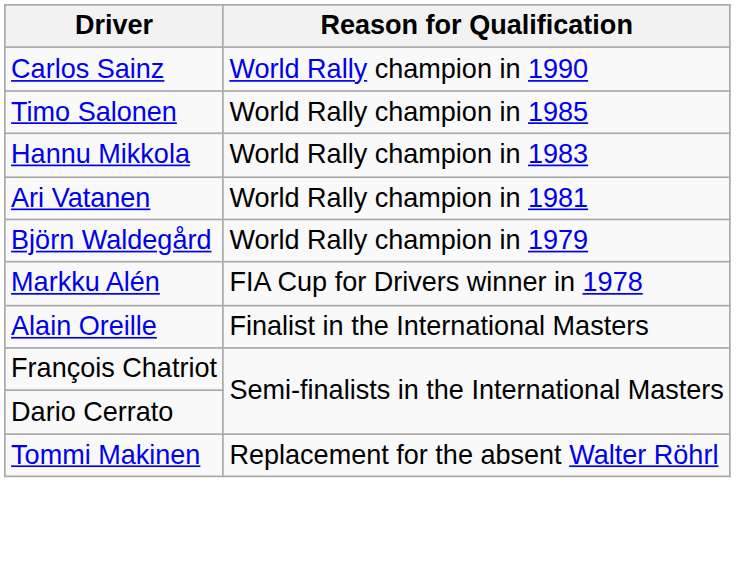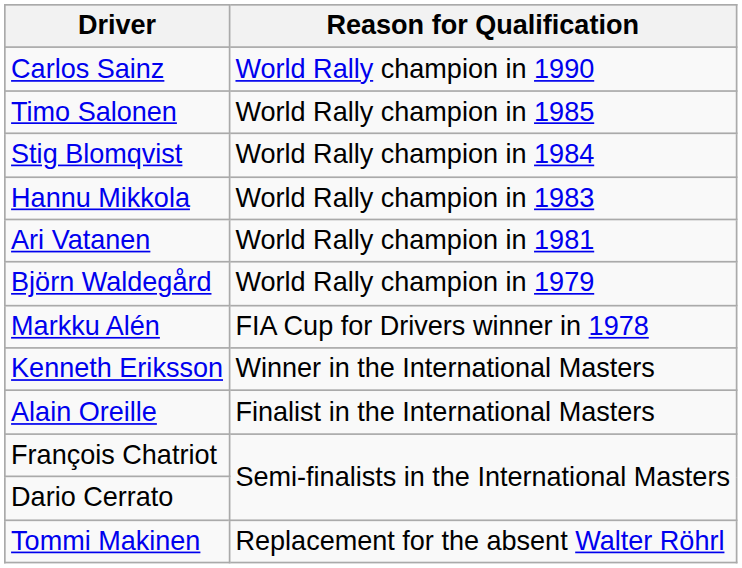+ row: (97, 154)
+ row: (117, 369)
